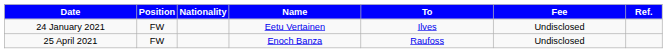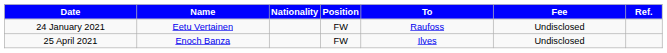columns swapped: (157, 12) <-> (295, 12)
(427, 27) Ilves -> (427, 27) Raufoss
(427, 41) Raufoss -> (427, 41) Ilves
